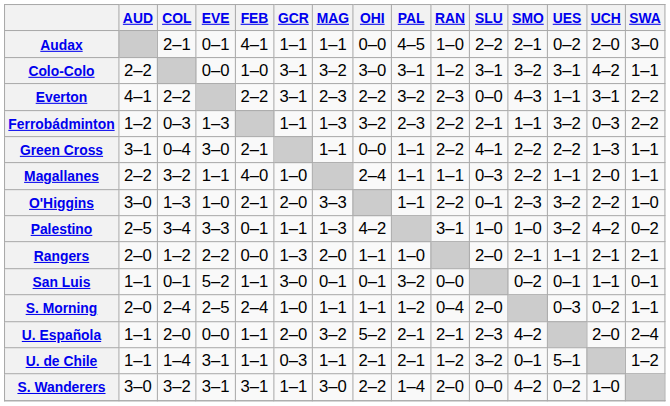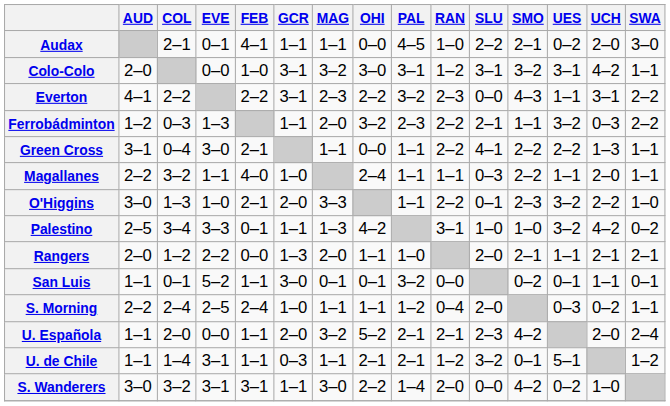(138, 70) 2–2 -> (138, 70) 2–0
(333, 123) 1–3 -> (333, 123) 2–0
(138, 307) 2–0 -> (138, 307) 2–2
